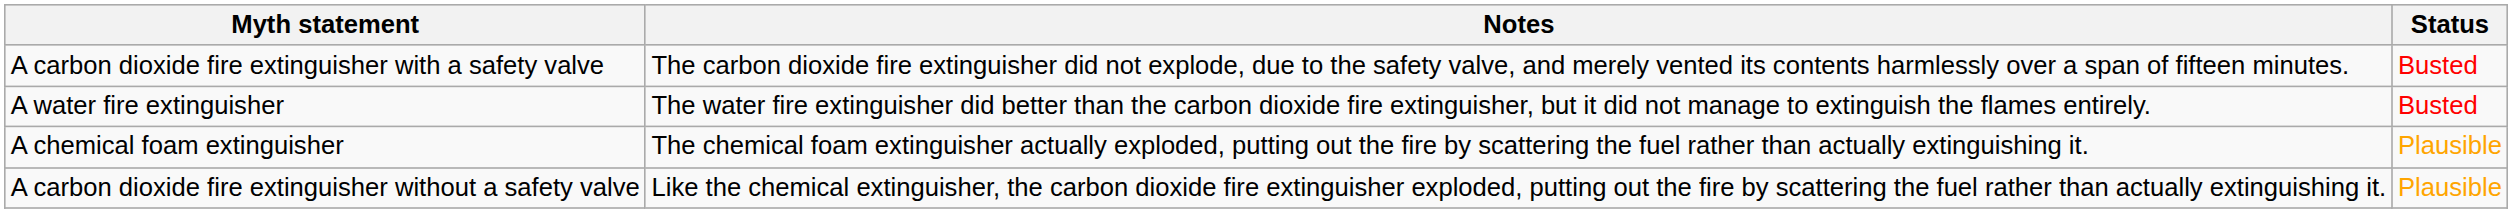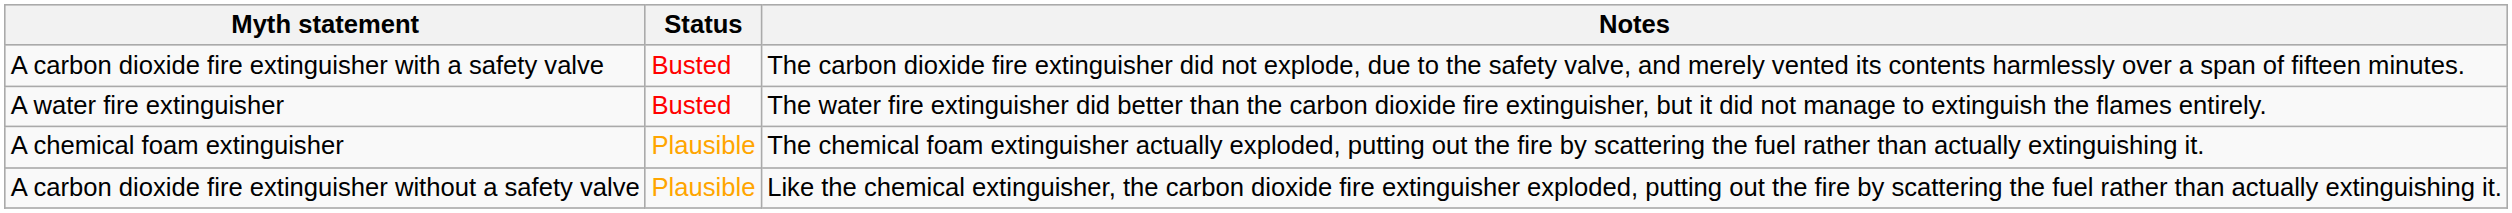columns swapped: (2450, 24) <-> (1519, 24)
